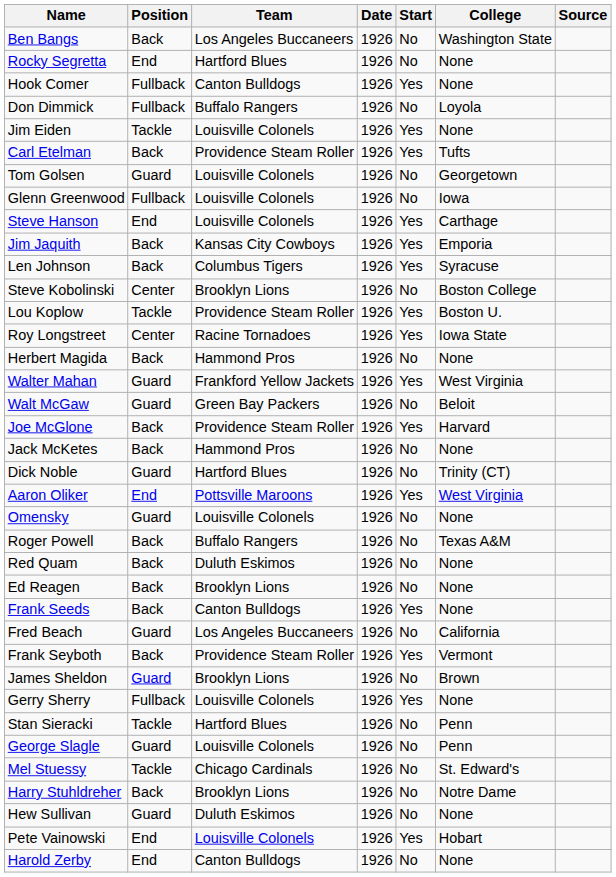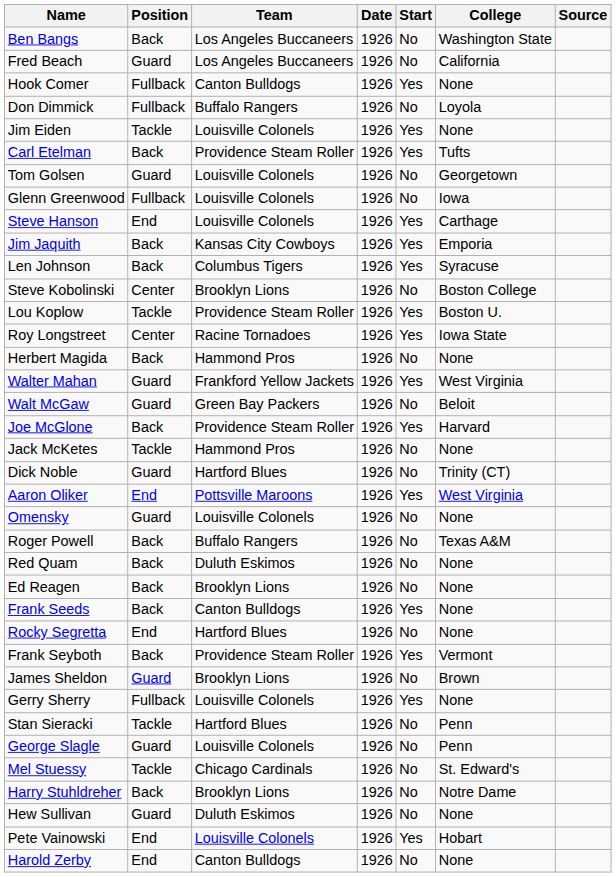rows swapped: (45, 632) <-> (57, 61)
(147, 449) Back -> (152, 449) Tackle
